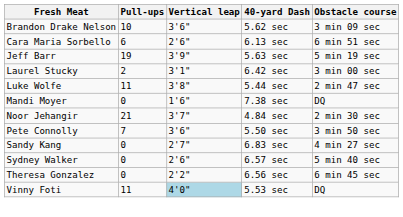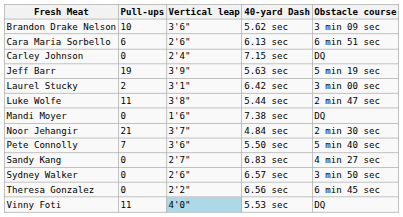+ row: (45, 56)
(347, 130) 3 min 50 sec -> (347, 145) 5 min 40 sec
(347, 160) 5 min 40 sec -> (347, 175) 3 min 50 sec
